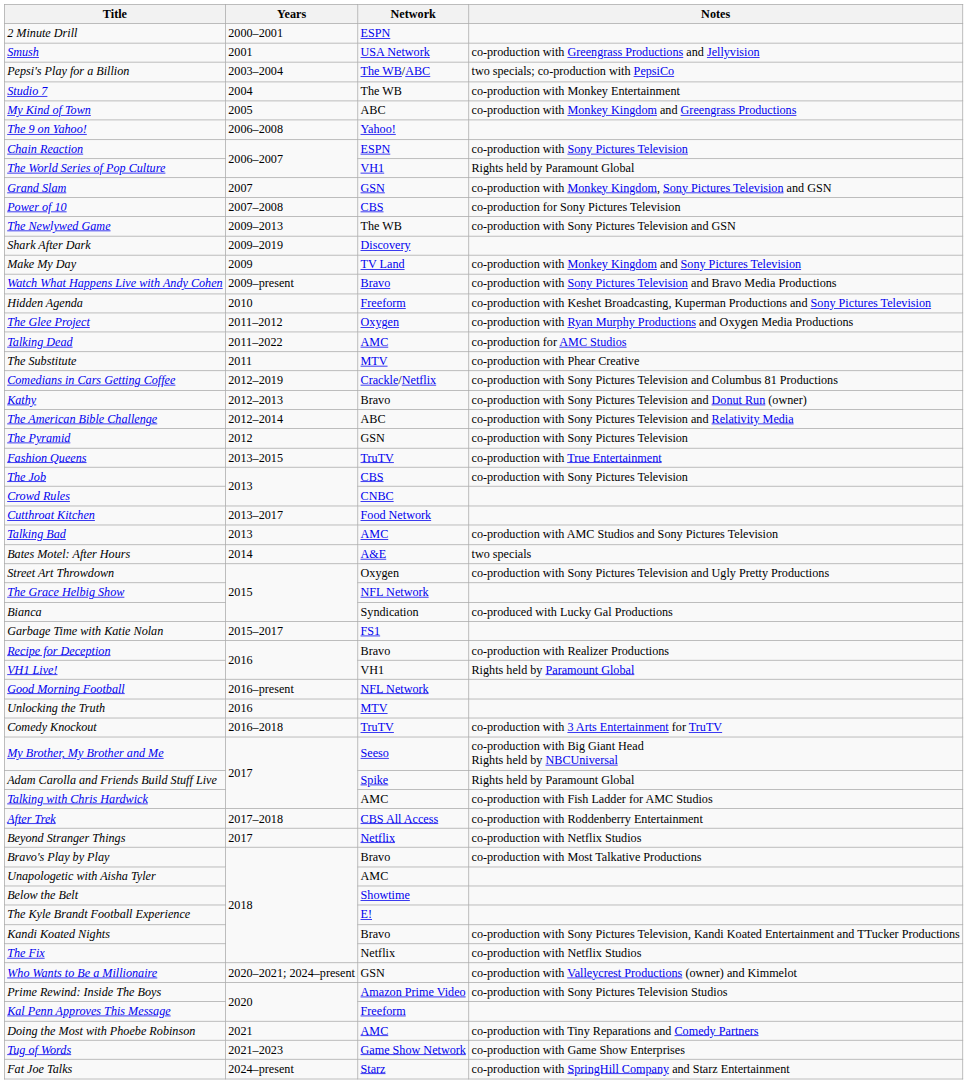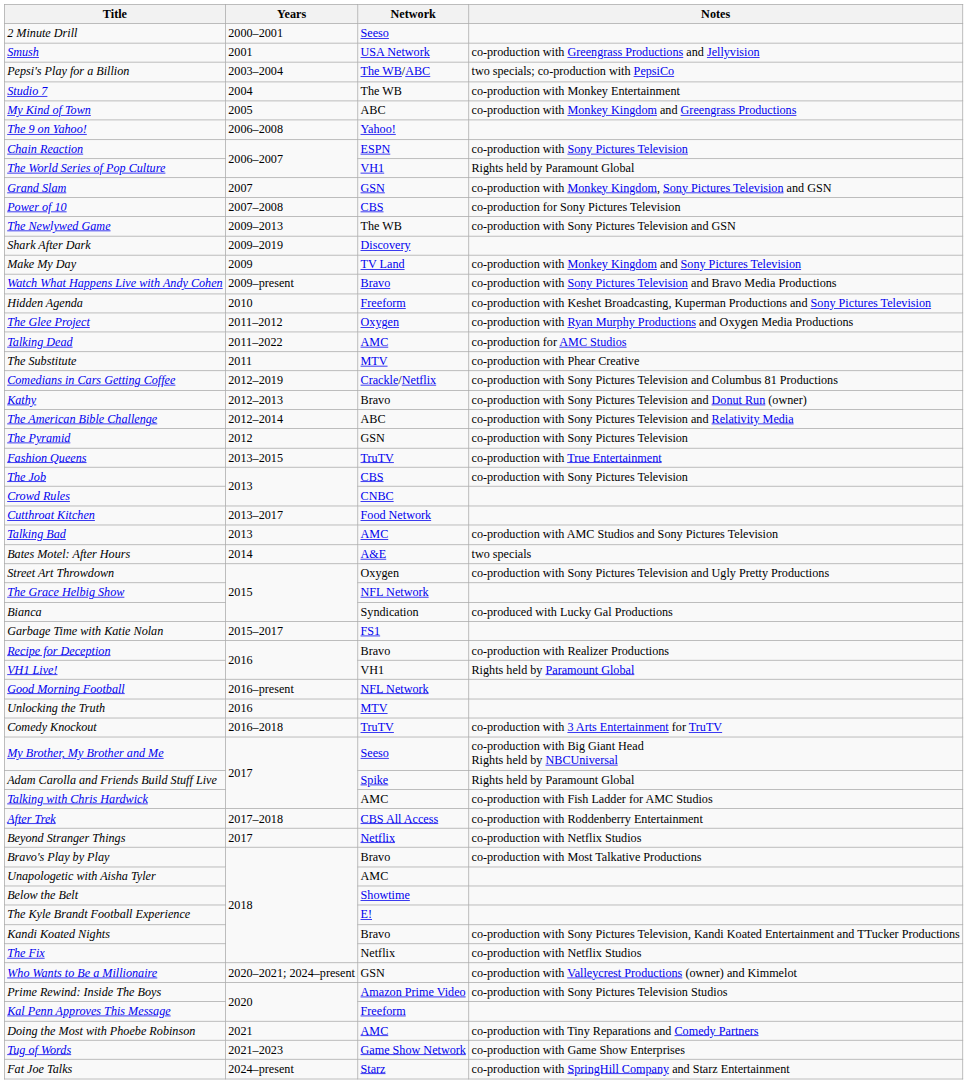(375, 33) ESPN -> (375, 33) Seeso
